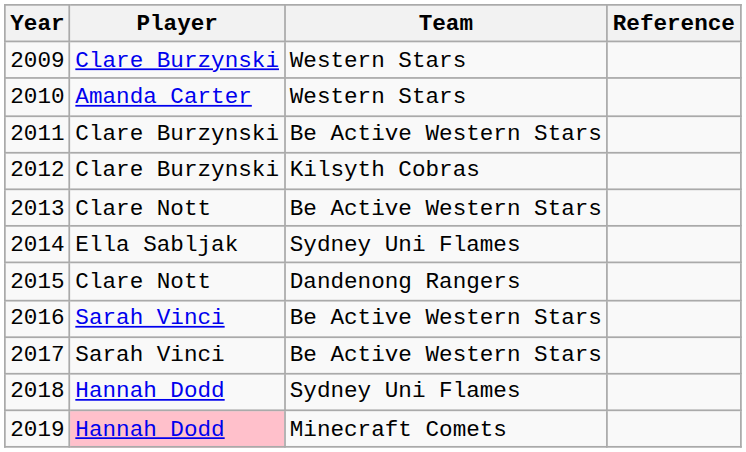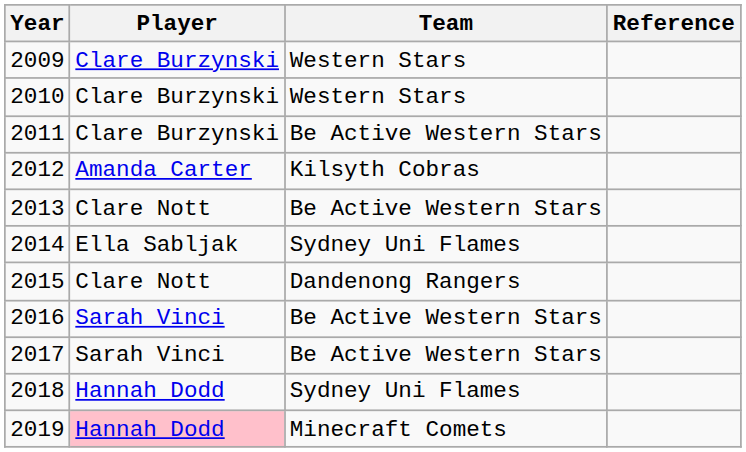(164, 97) Amanda Carter -> (177, 97) Clare Burzynski
(177, 171) Clare Burzynski -> (164, 171) Amanda Carter
